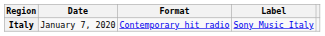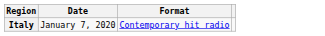- column: (274, 11)
